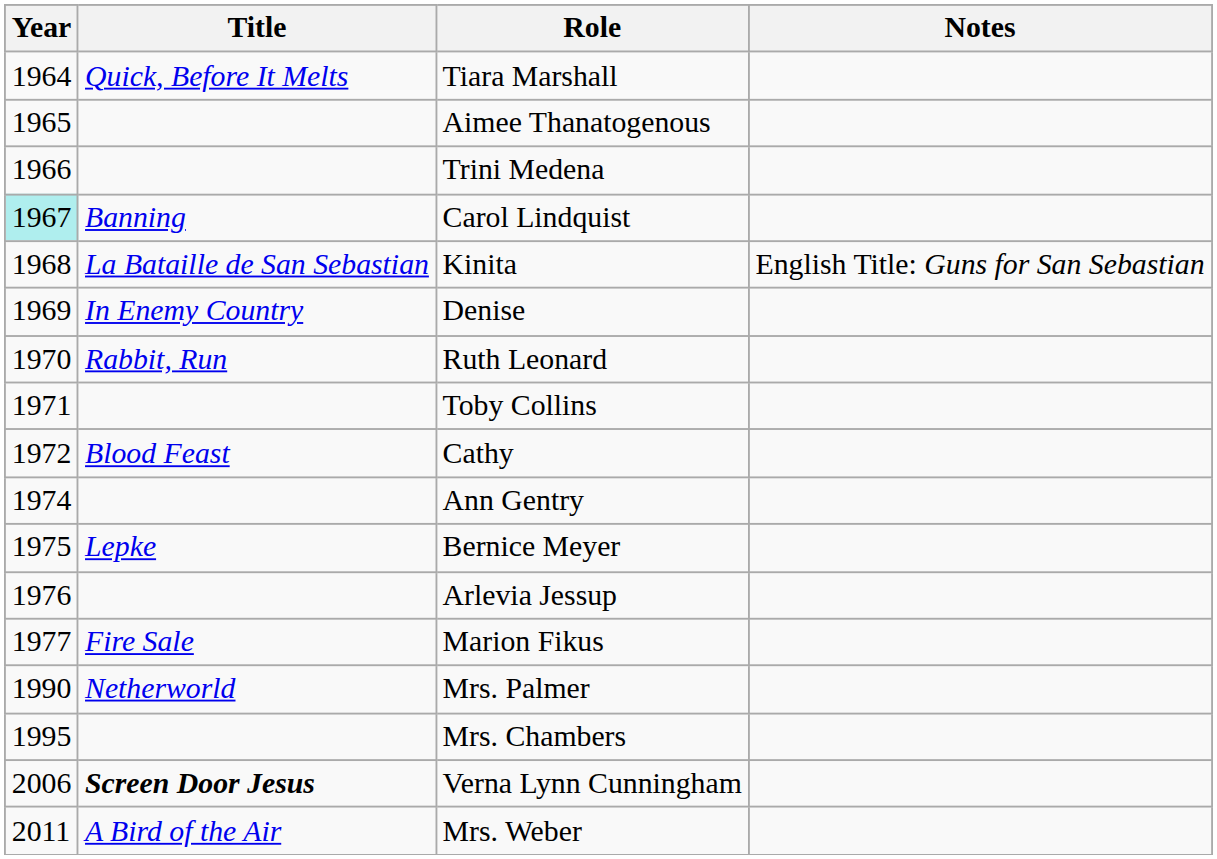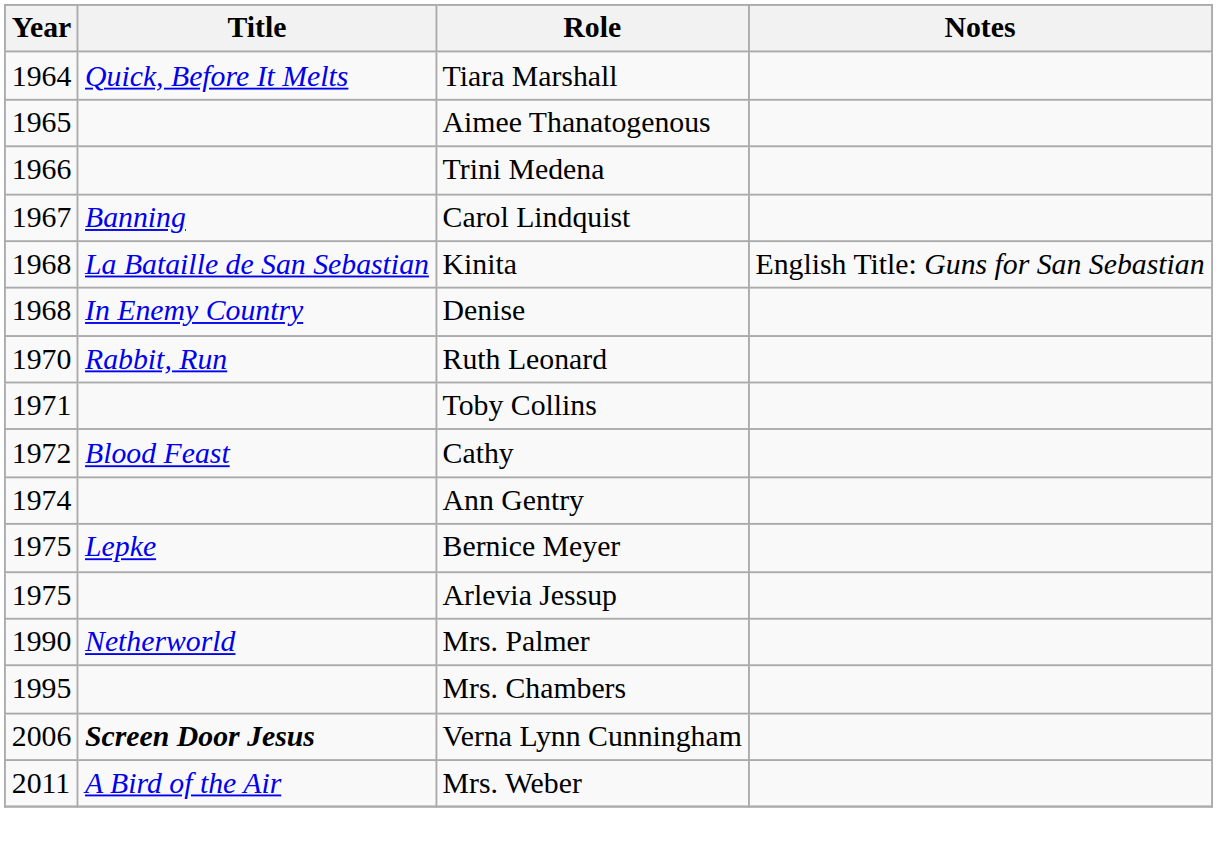(42, 216) paleturquoise background -> (42, 216) no background
(42, 311) 1969 -> (42, 311) 1968
(42, 594) 1976 -> (42, 594) 1975
- row: (523, 641)
